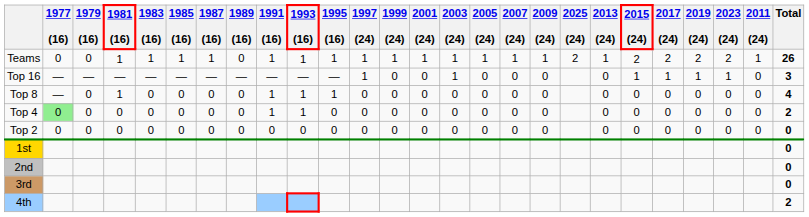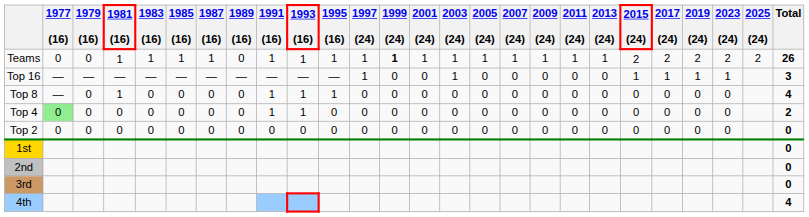columns swapped: (758, 26) <-> (575, 26)
(395, 58) normal -> (395, 58) bold
(788, 202) 2 -> (788, 202) 4
